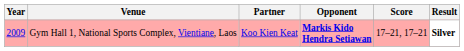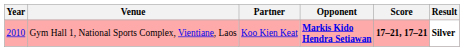(16, 33) 2009 -> (16, 33) 2010
(402, 33) normal -> (402, 33) bold
